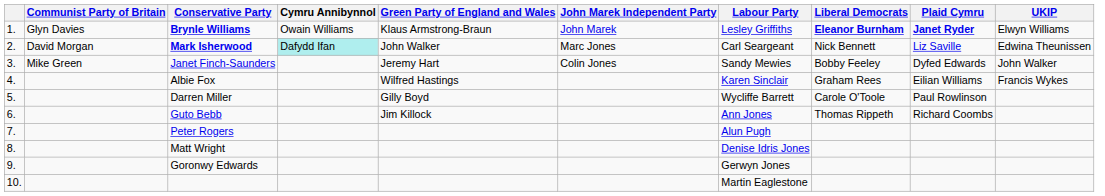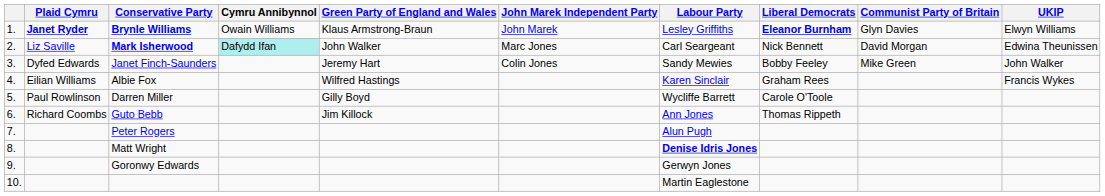columns swapped: (96, 13) <-> (953, 13)
(765, 149) normal -> (710, 149) bold
